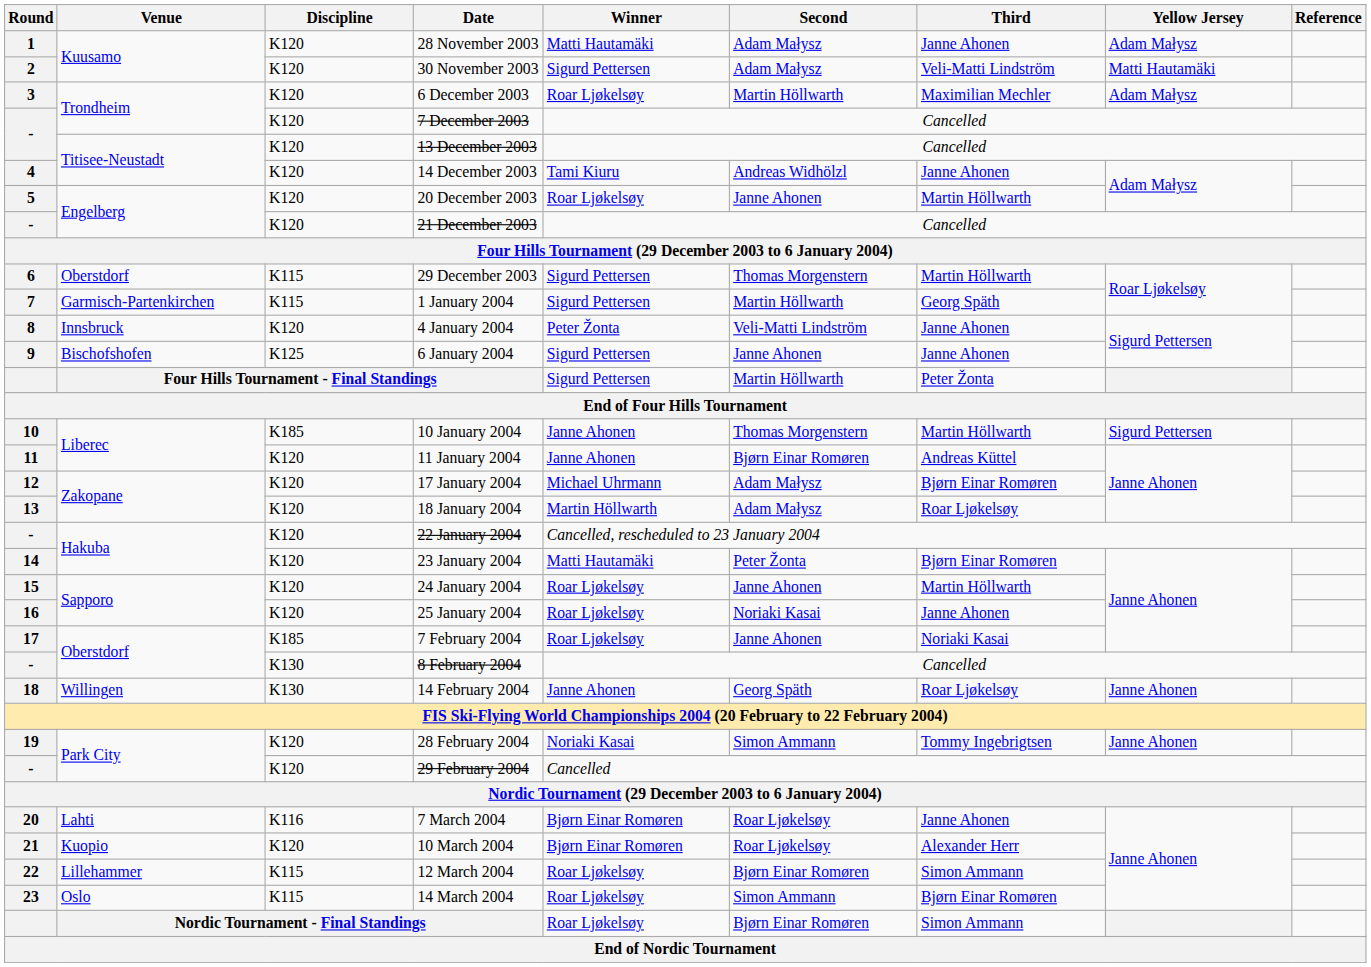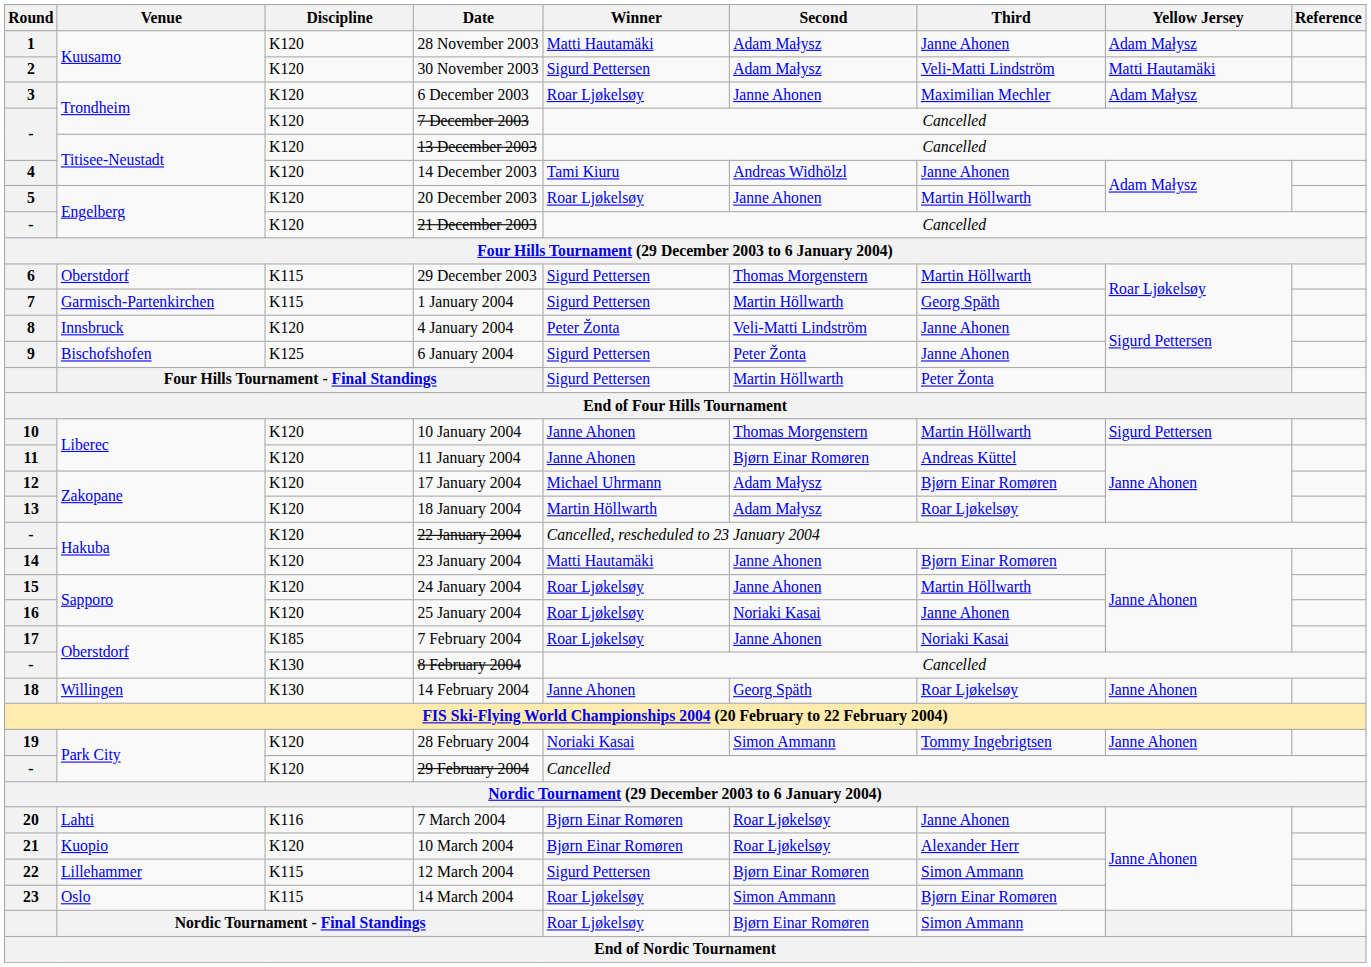(788, 95) Martin Höllwarth -> (777, 95) Janne Ahonen
(777, 354) Janne Ahonen -> (770, 354) Peter Žonta
(287, 432) K185 -> (287, 432) K120
(770, 561) Peter Žonta -> (777, 561) Janne Ahonen
(595, 872) Roar Ljøkelsøy -> (598, 872) Sigurd Pettersen
